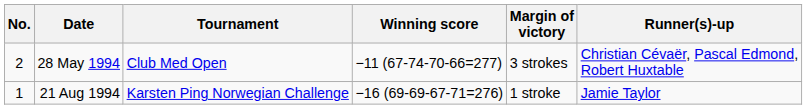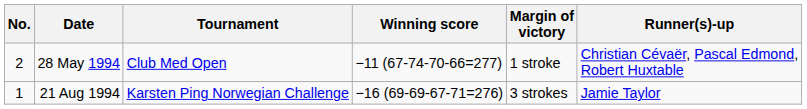(539, 63) 3 strokes -> (535, 63) 1 stroke
(535, 93) 1 stroke -> (539, 93) 3 strokes
